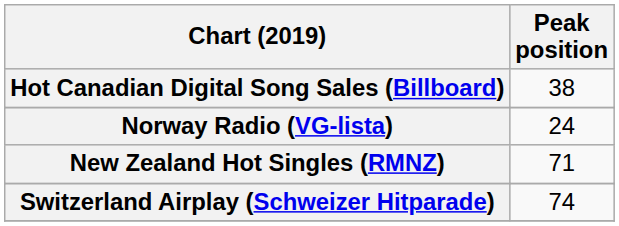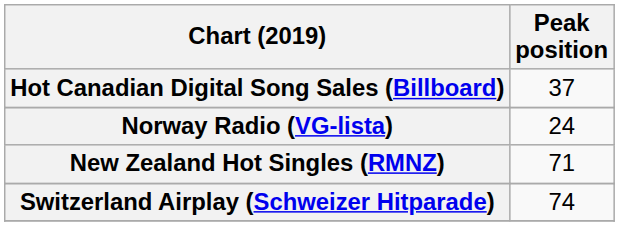(562, 88) 38 -> (562, 88) 37
